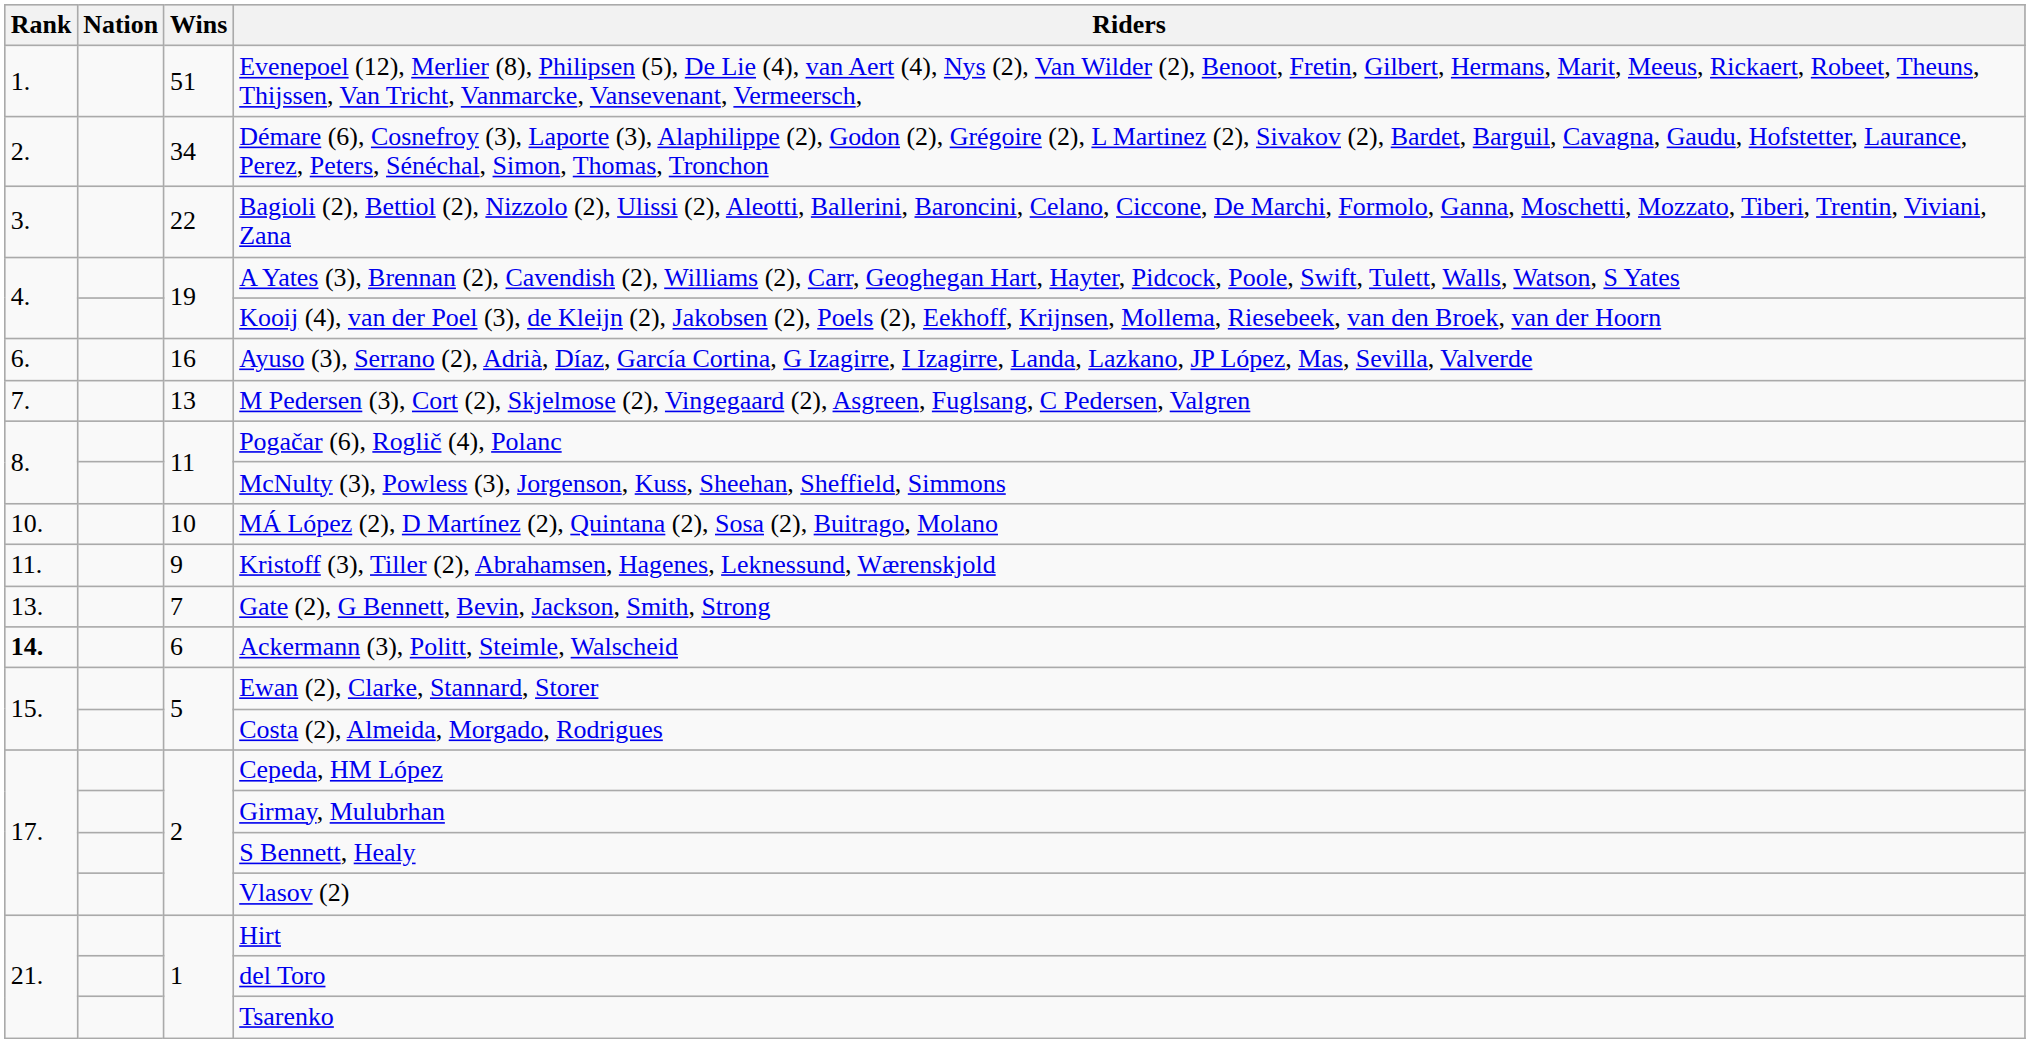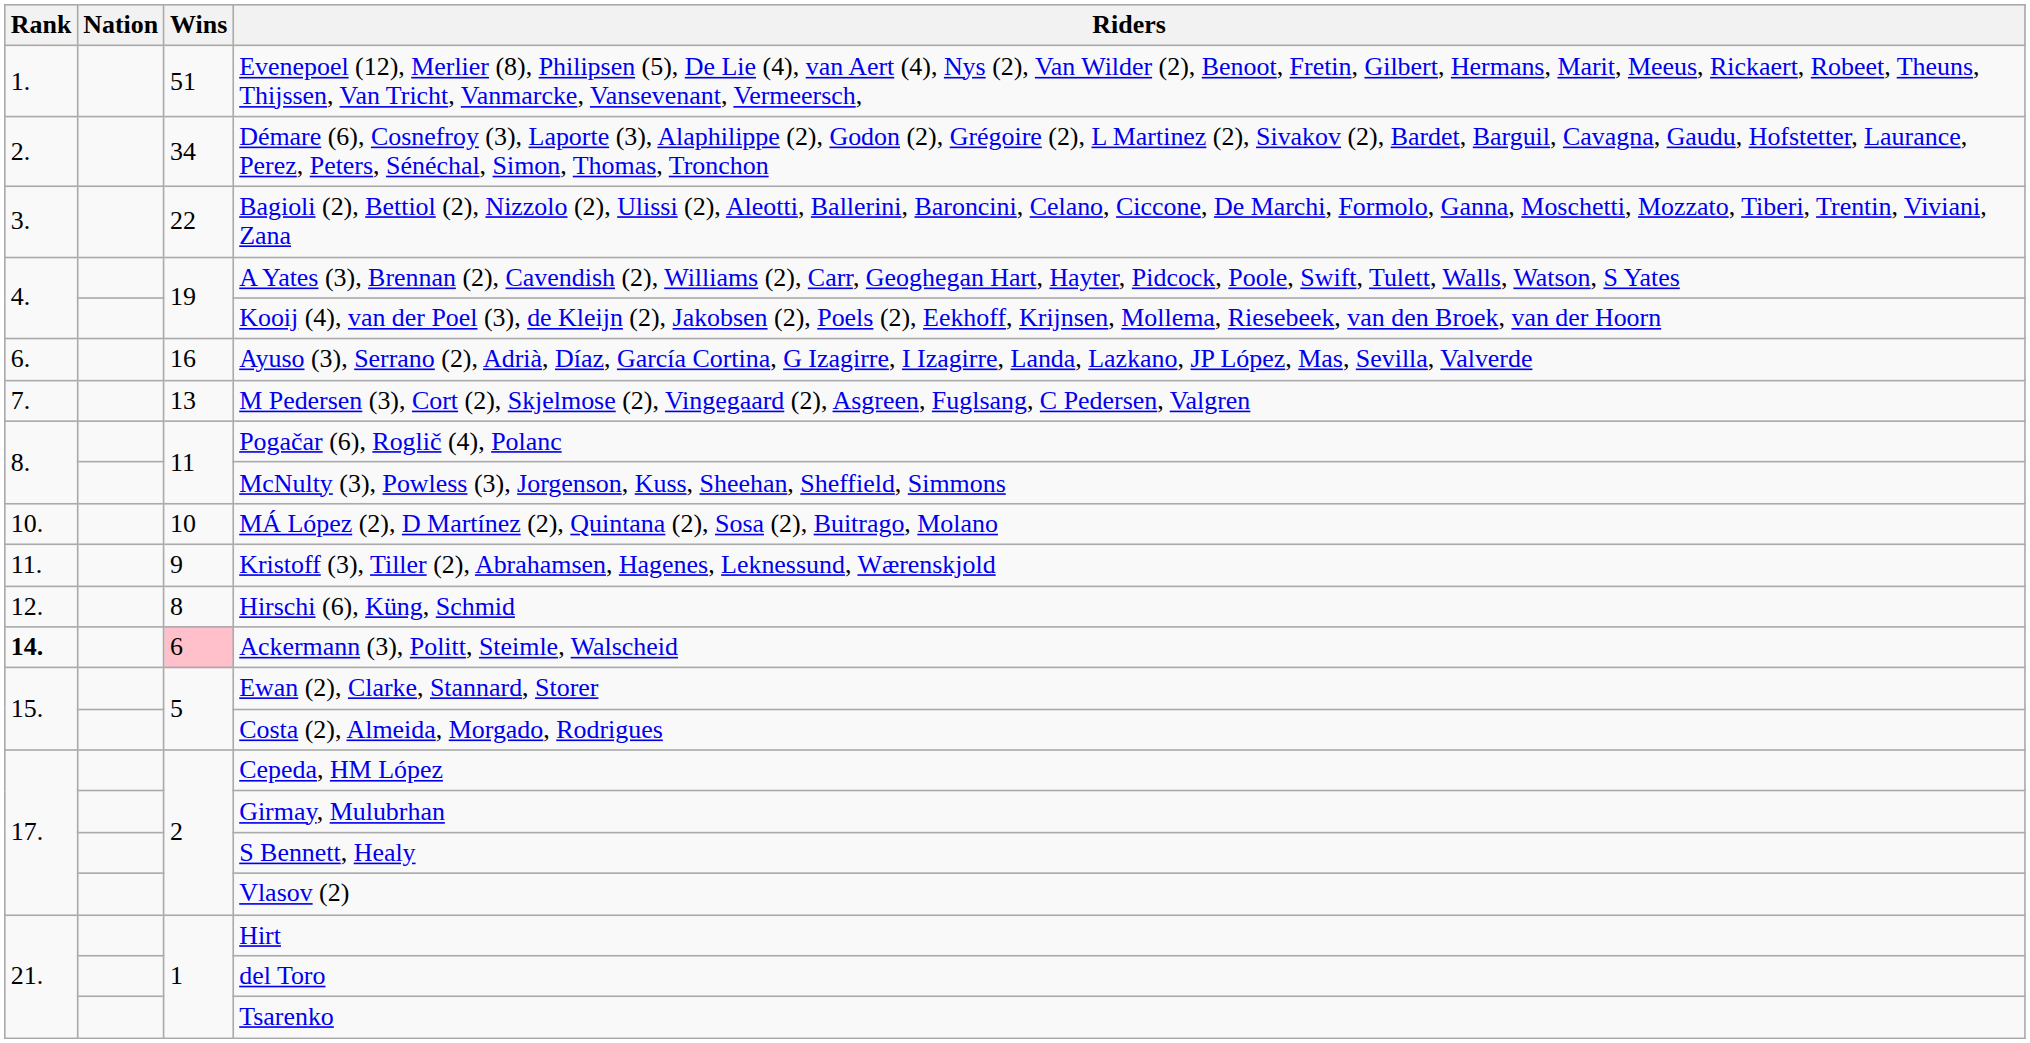+ row: (377, 605)
- row: (505, 605)
(177, 646) no background -> (177, 646) pink background
